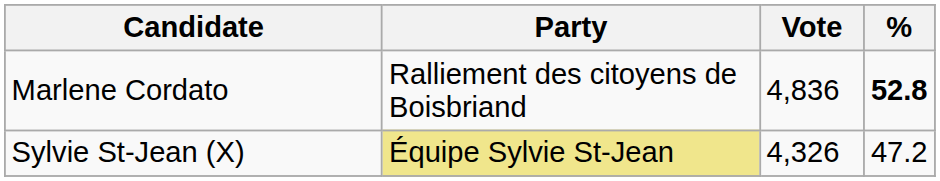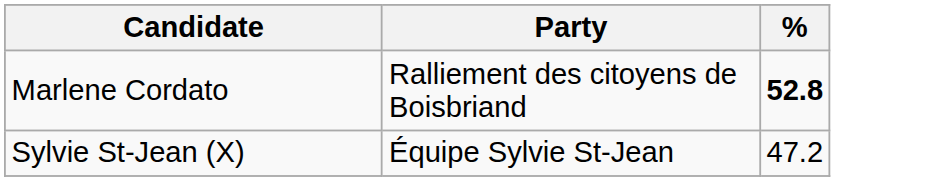- column: (812, 27)
(531, 152) khaki background -> (531, 152) no background
